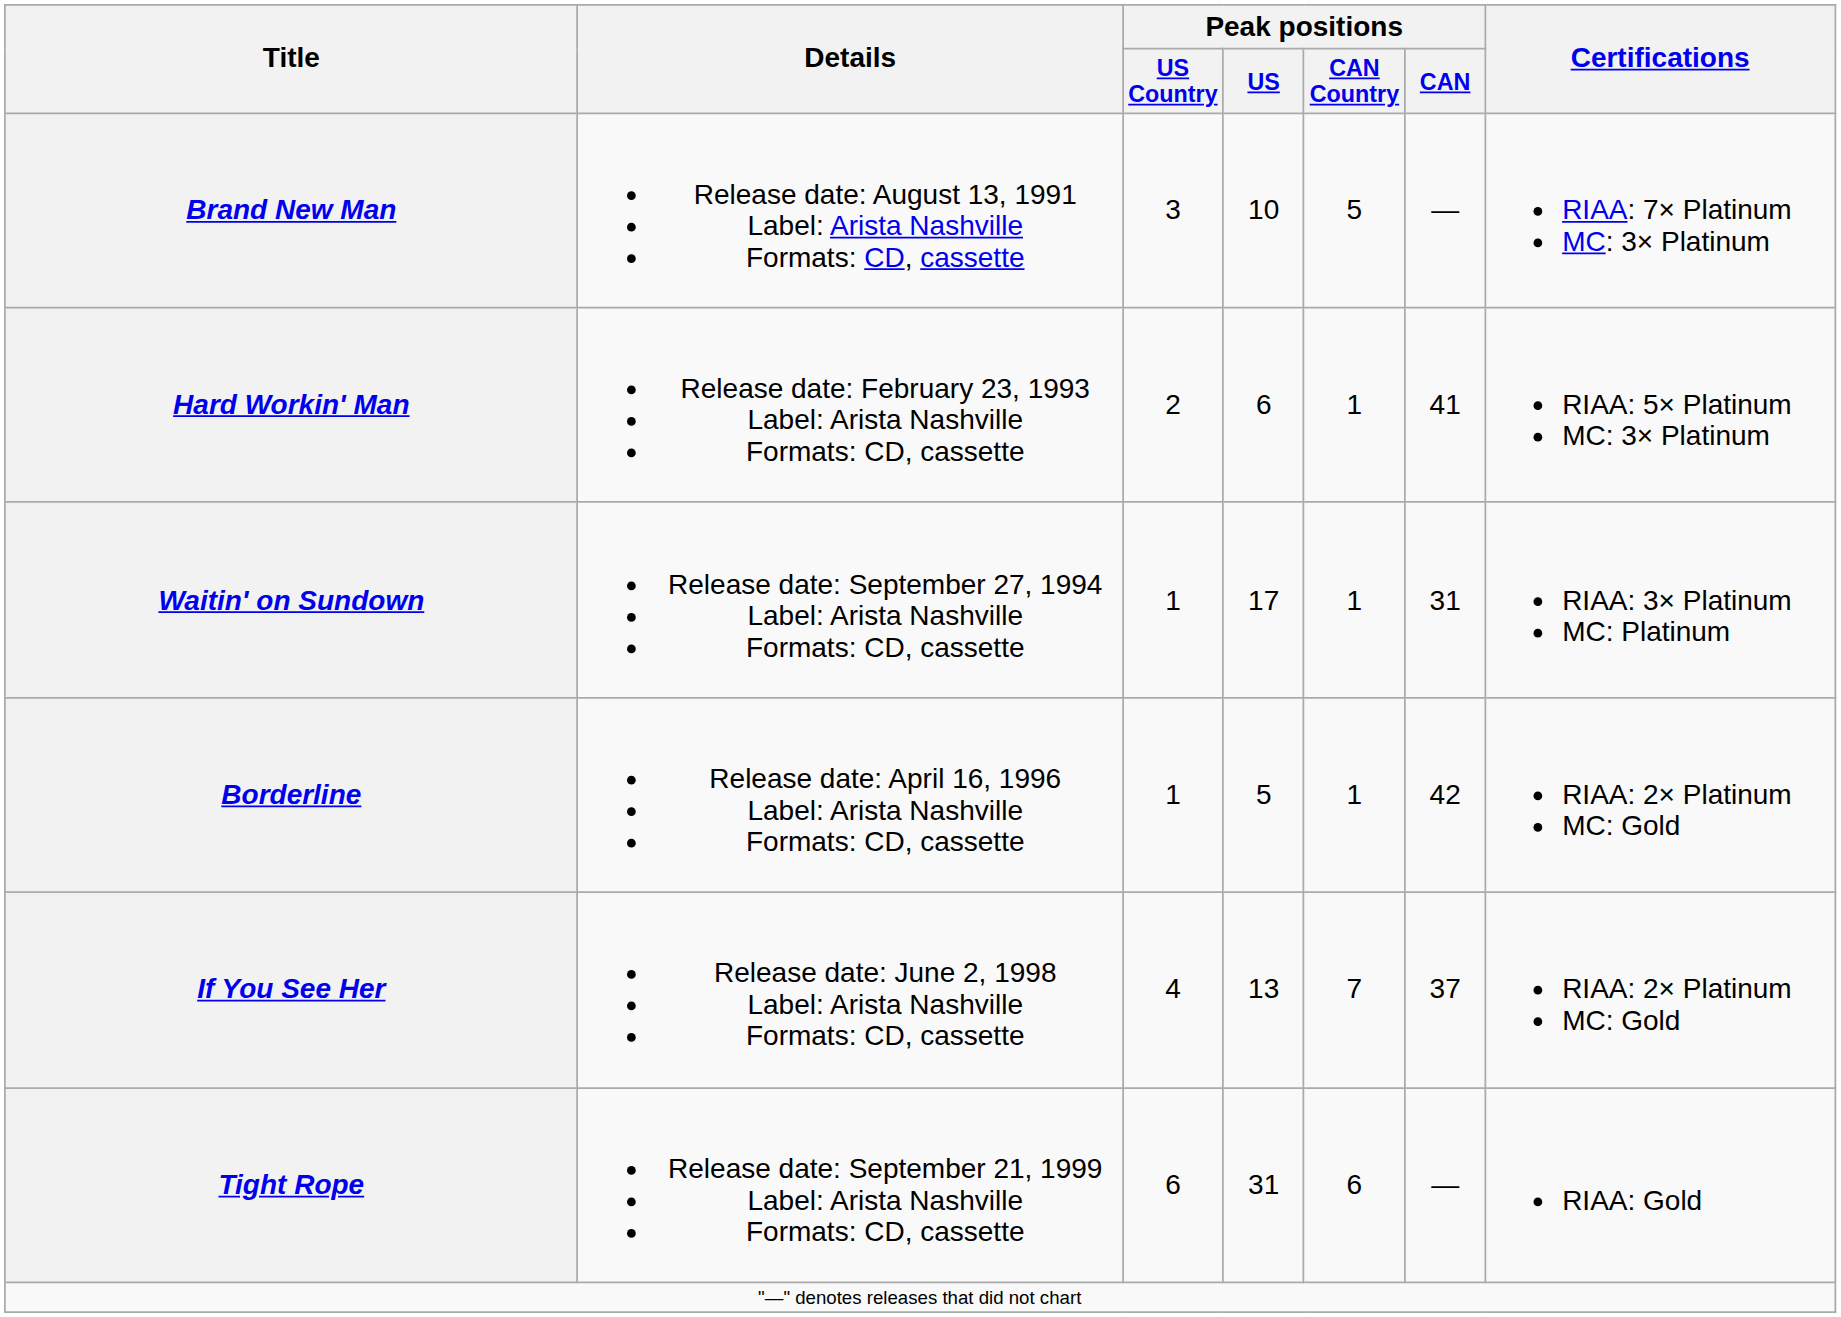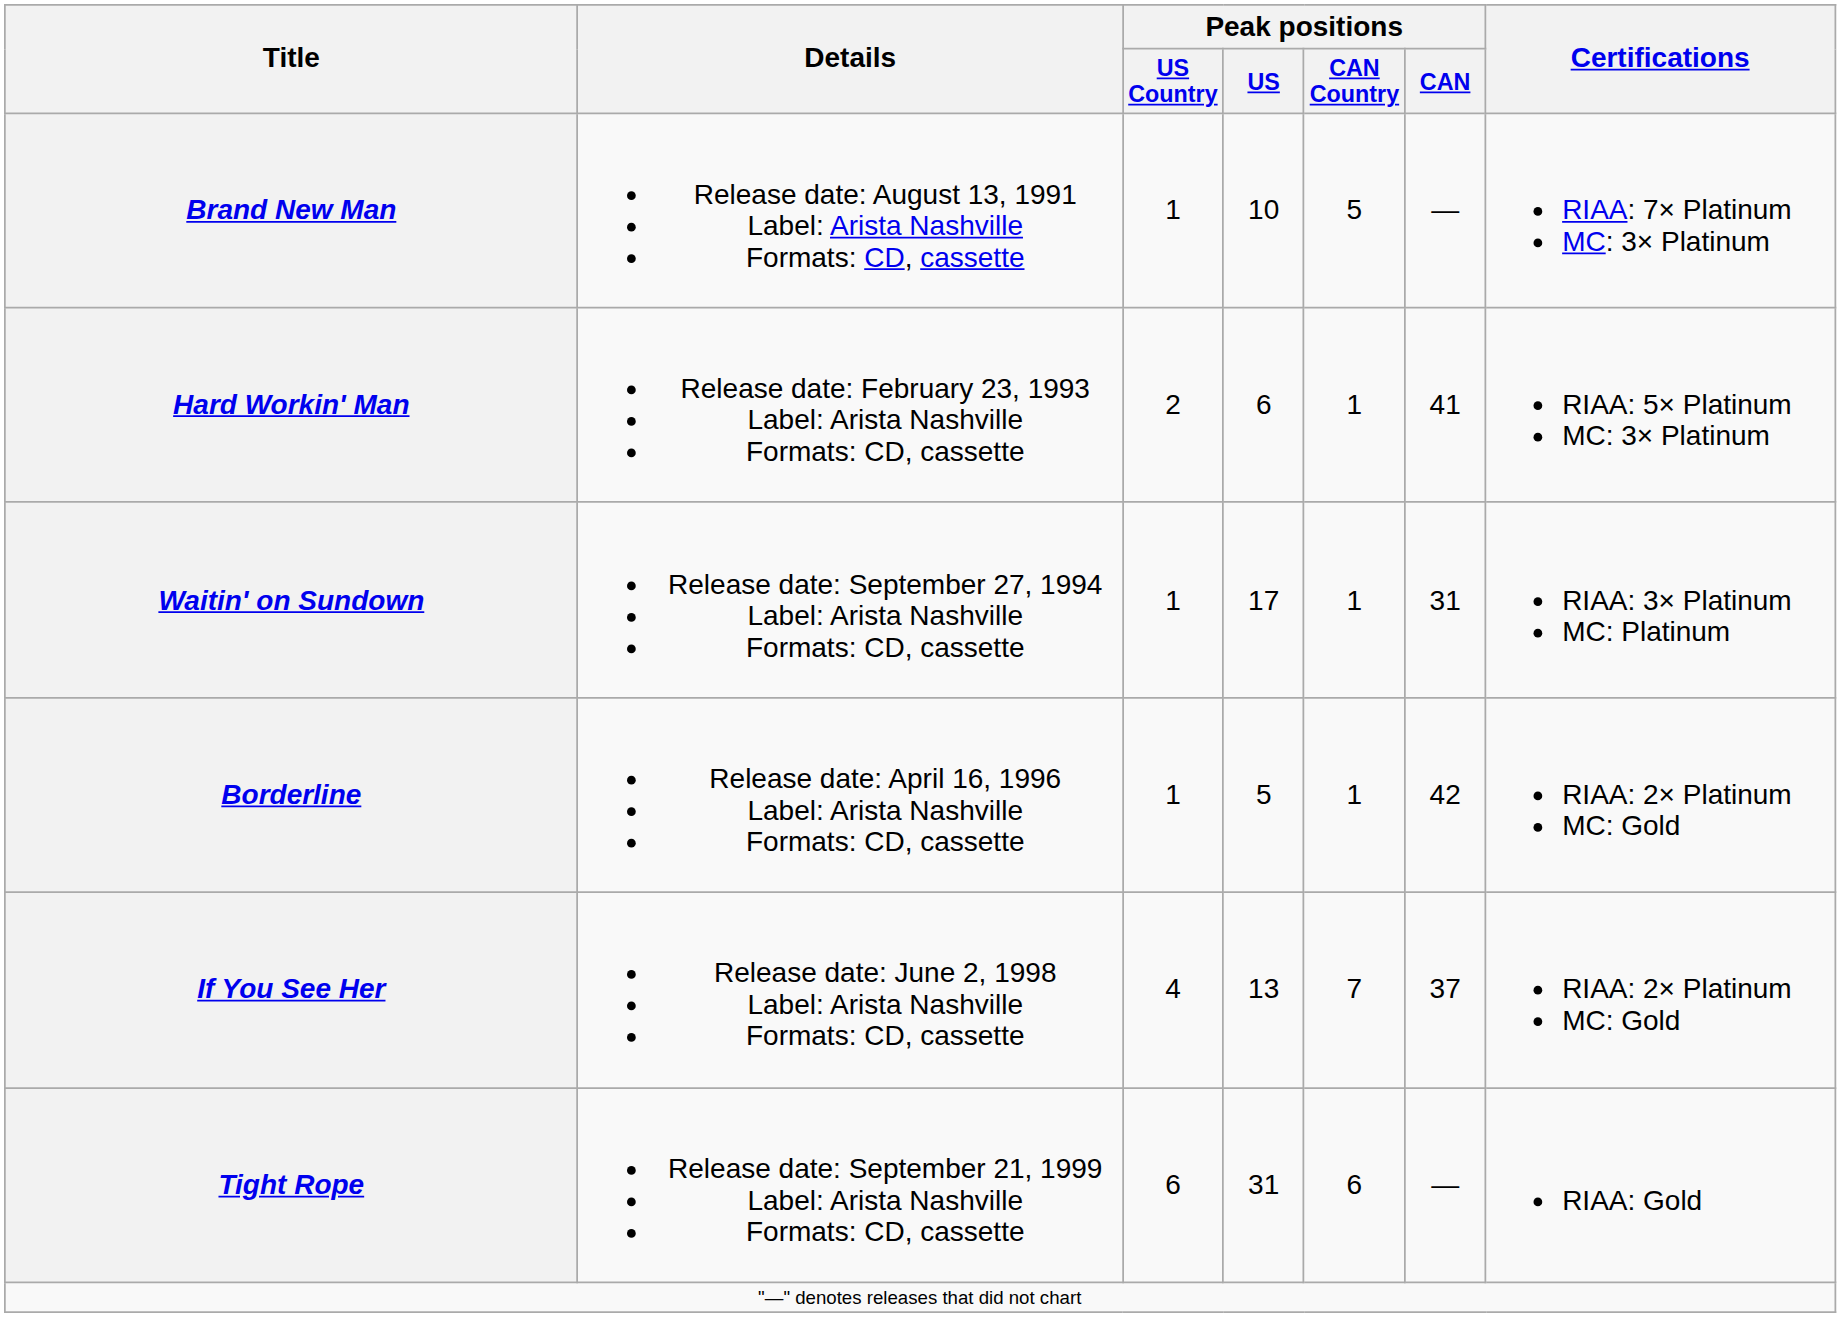(1173, 209) 3 -> (1173, 209) 1
